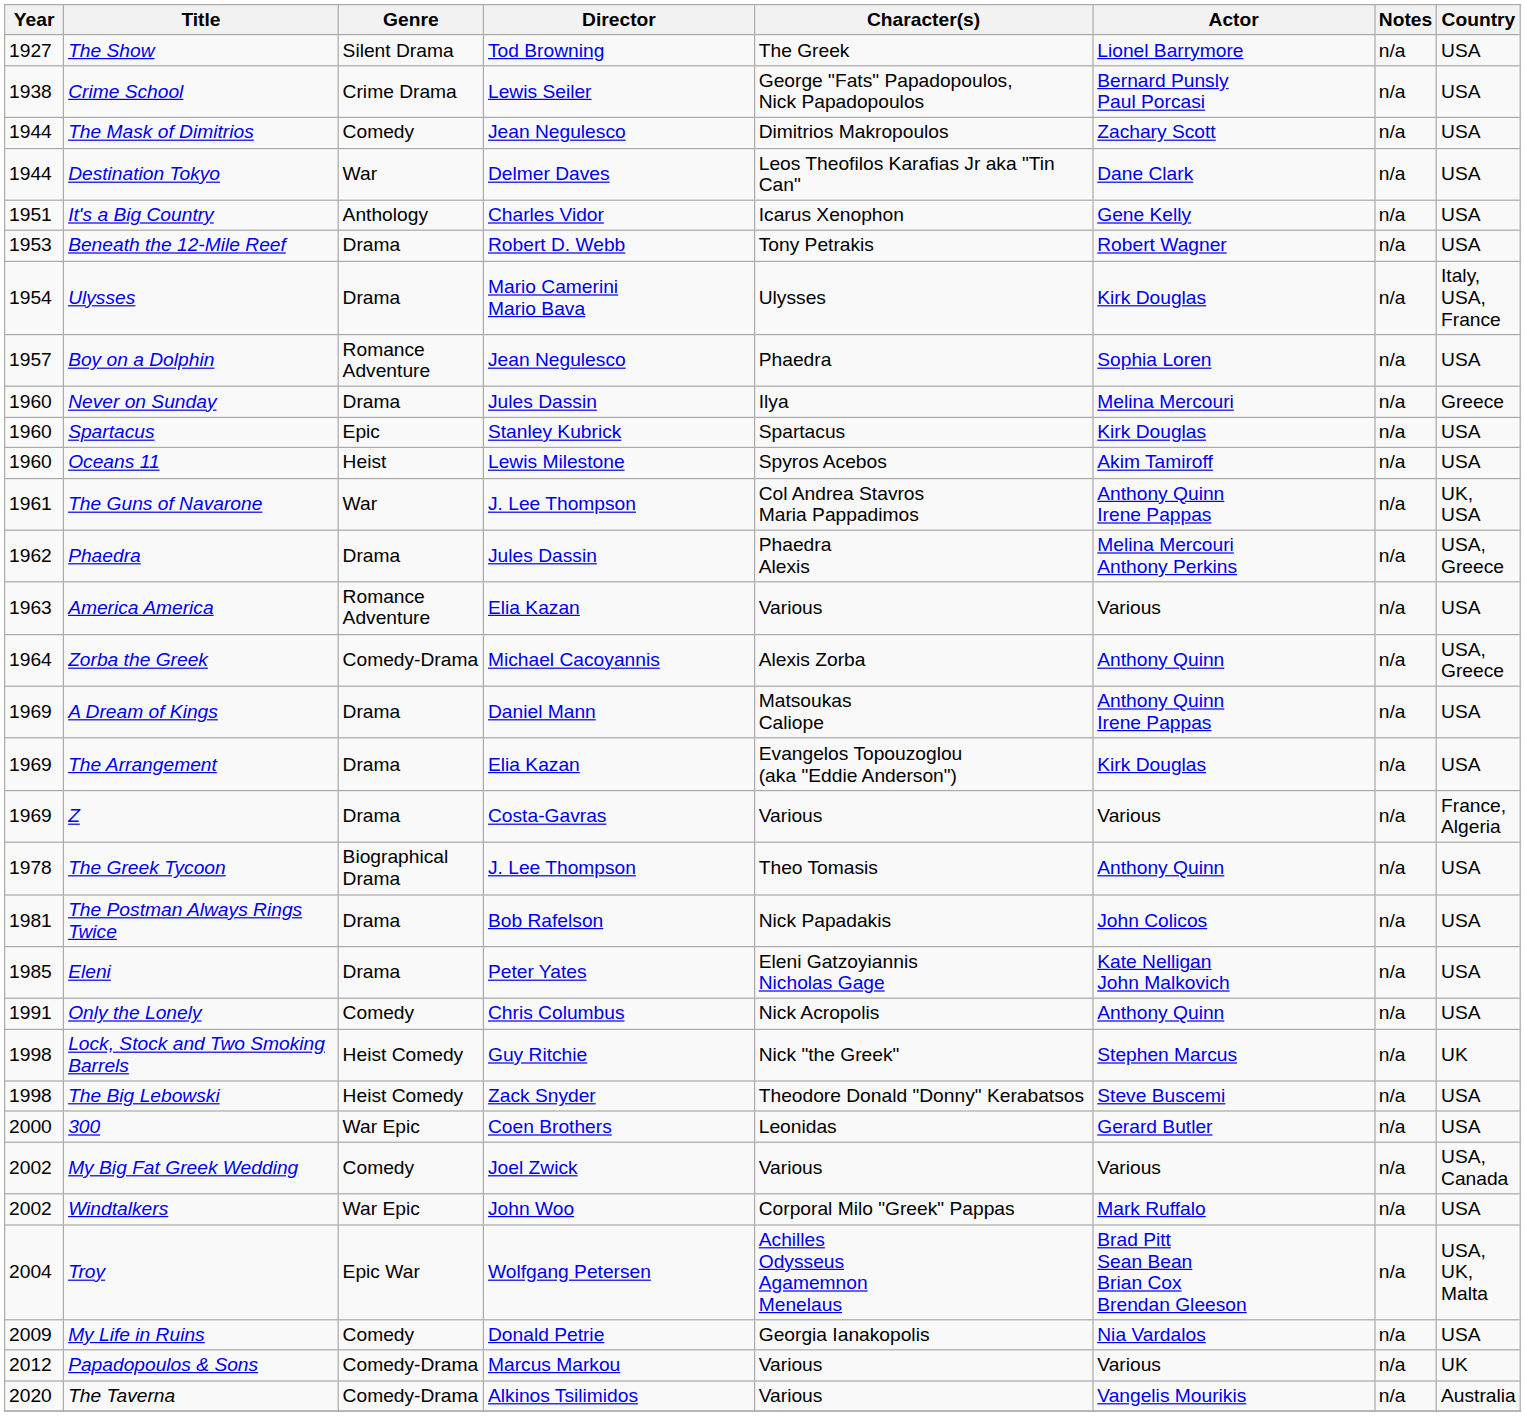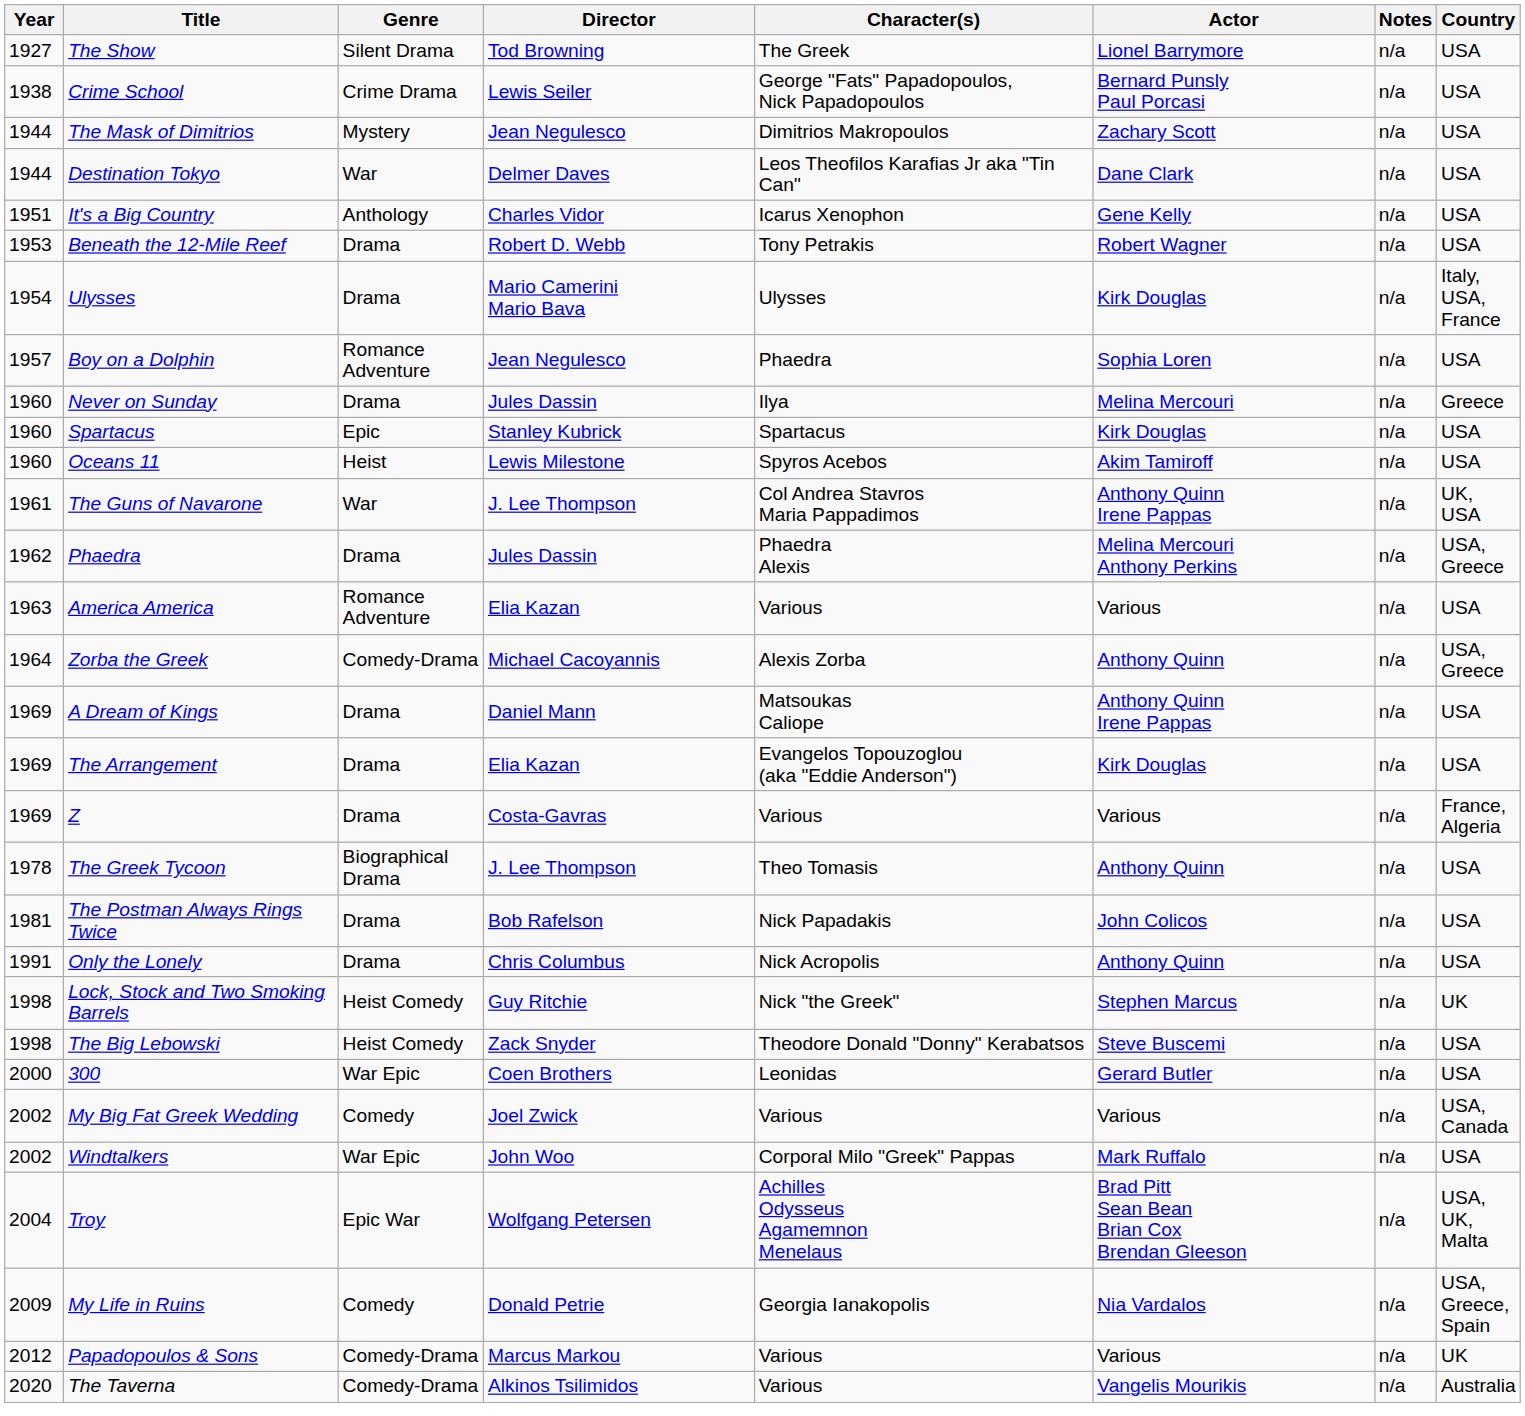(378, 132) Comedy -> (376, 132) Mystery
- row: (89, 972)
(378, 1013) Comedy -> (371, 961) Drama
(1461, 1334) USA -> (1475, 1304) USA, Greece, Spain
